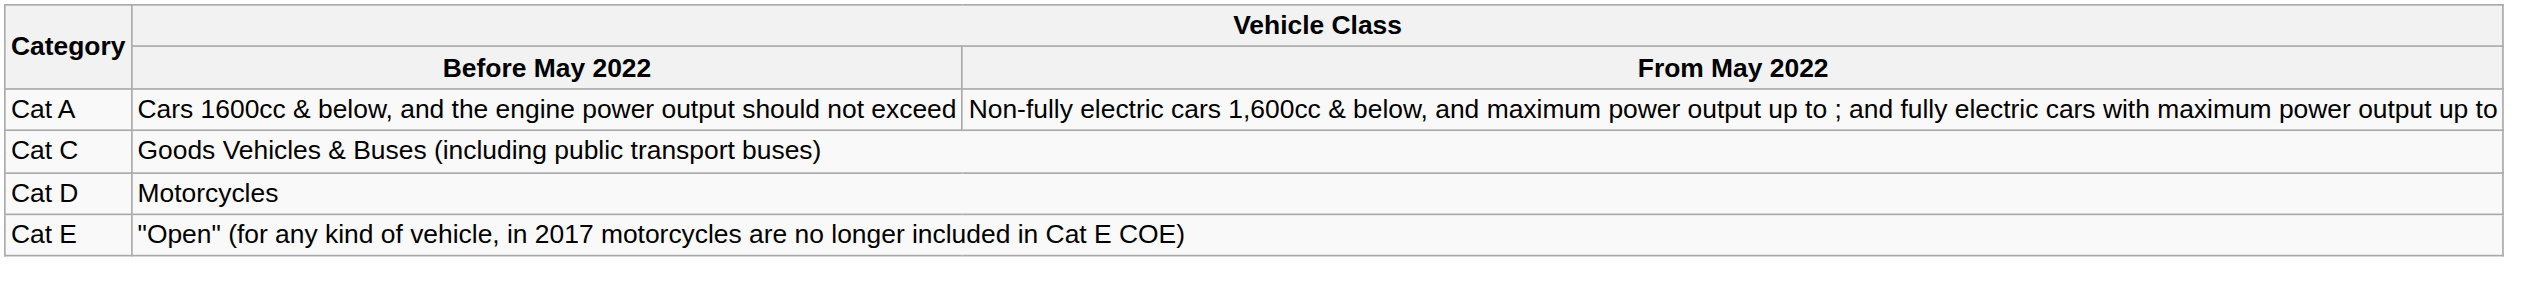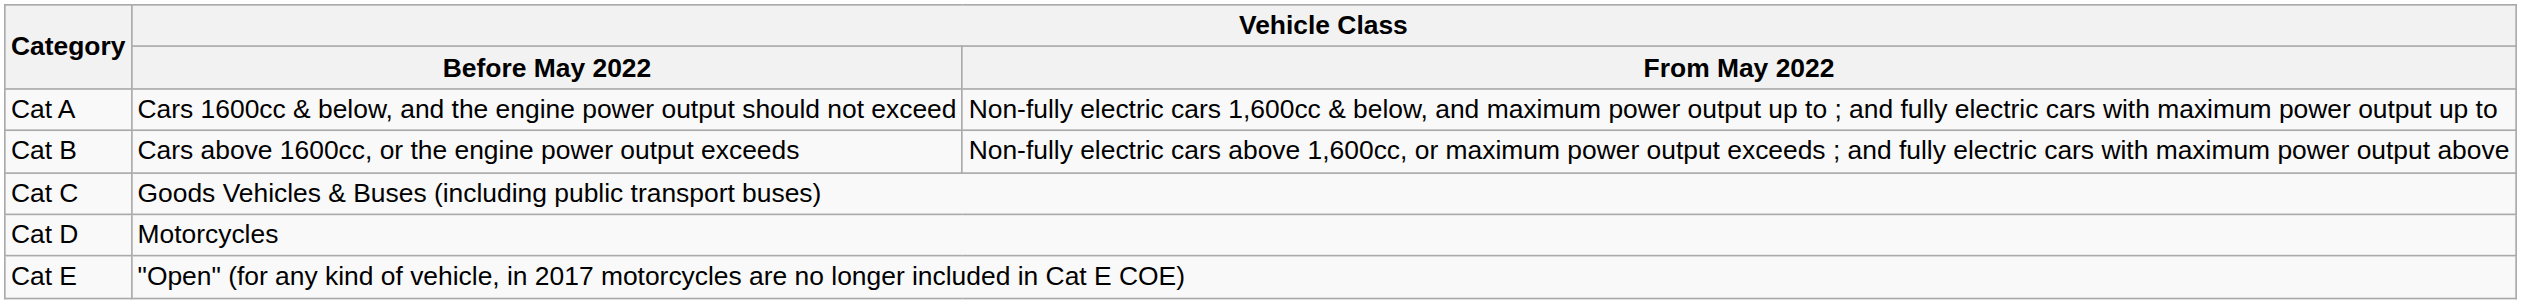+ row: (44, 151)
